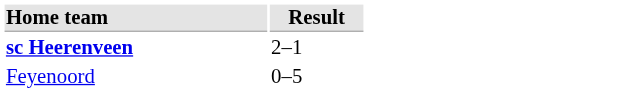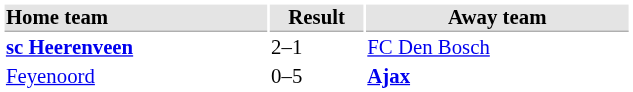+ column: (497, 17)
